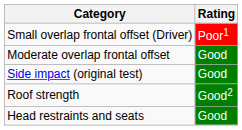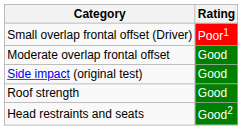(215, 95) Good2 -> (213, 93) Good
(213, 115) Good -> (215, 114) Good2
